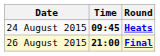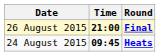rows swapped: (47, 28) <-> (47, 43)
